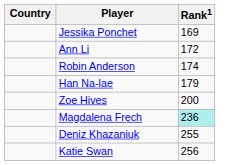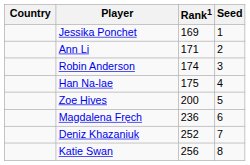+ column: (230, 14)
(190, 49) 172 -> (190, 49) 171
(190, 83) 179 -> (190, 83) 175
(190, 117) paleturquoise background -> (190, 117) no background
(190, 134) 255 -> (190, 134) 252
